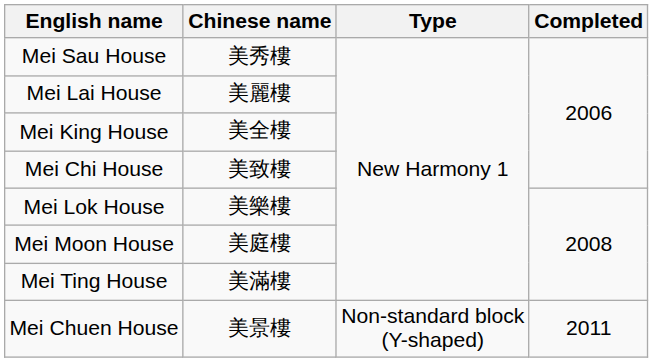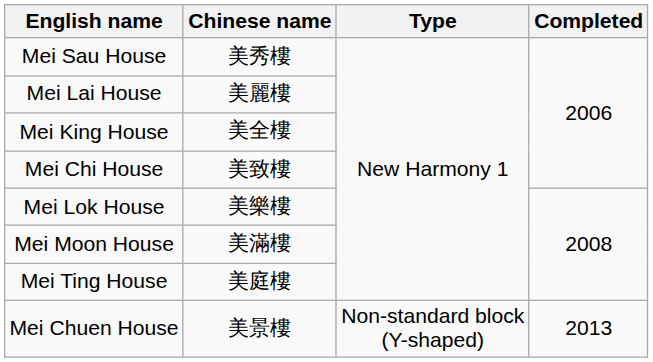(260, 243) 美庭樓 -> (260, 243) 美滿樓
(260, 280) 美滿樓 -> (260, 280) 美庭樓
(589, 328) 2011 -> (589, 328) 2013
